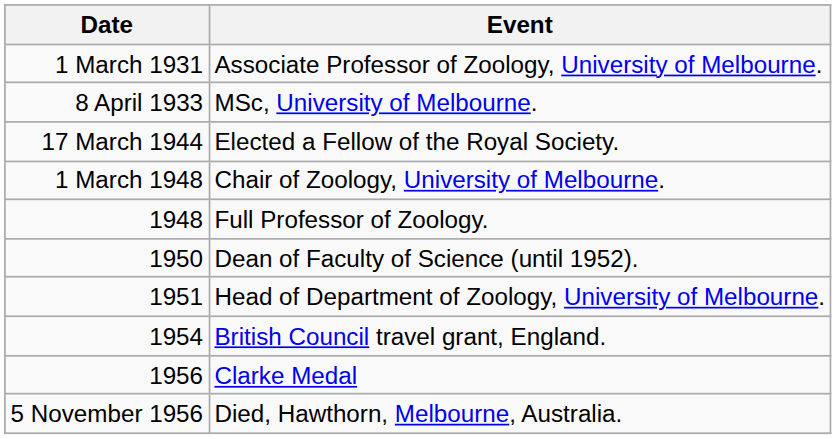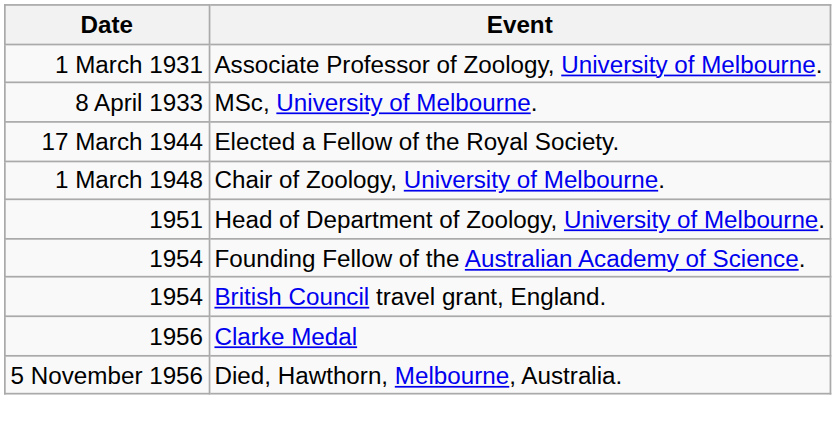- row: (352, 219)
- row: (426, 258)
+ row: (510, 258)
